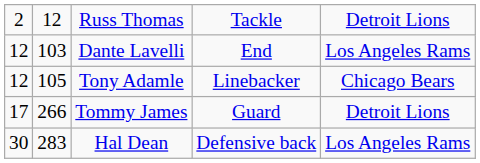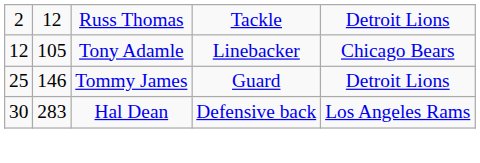- row: (131, 50)
(19, 111) 17 -> (19, 81) 25
(52, 111) 266 -> (52, 81) 146
